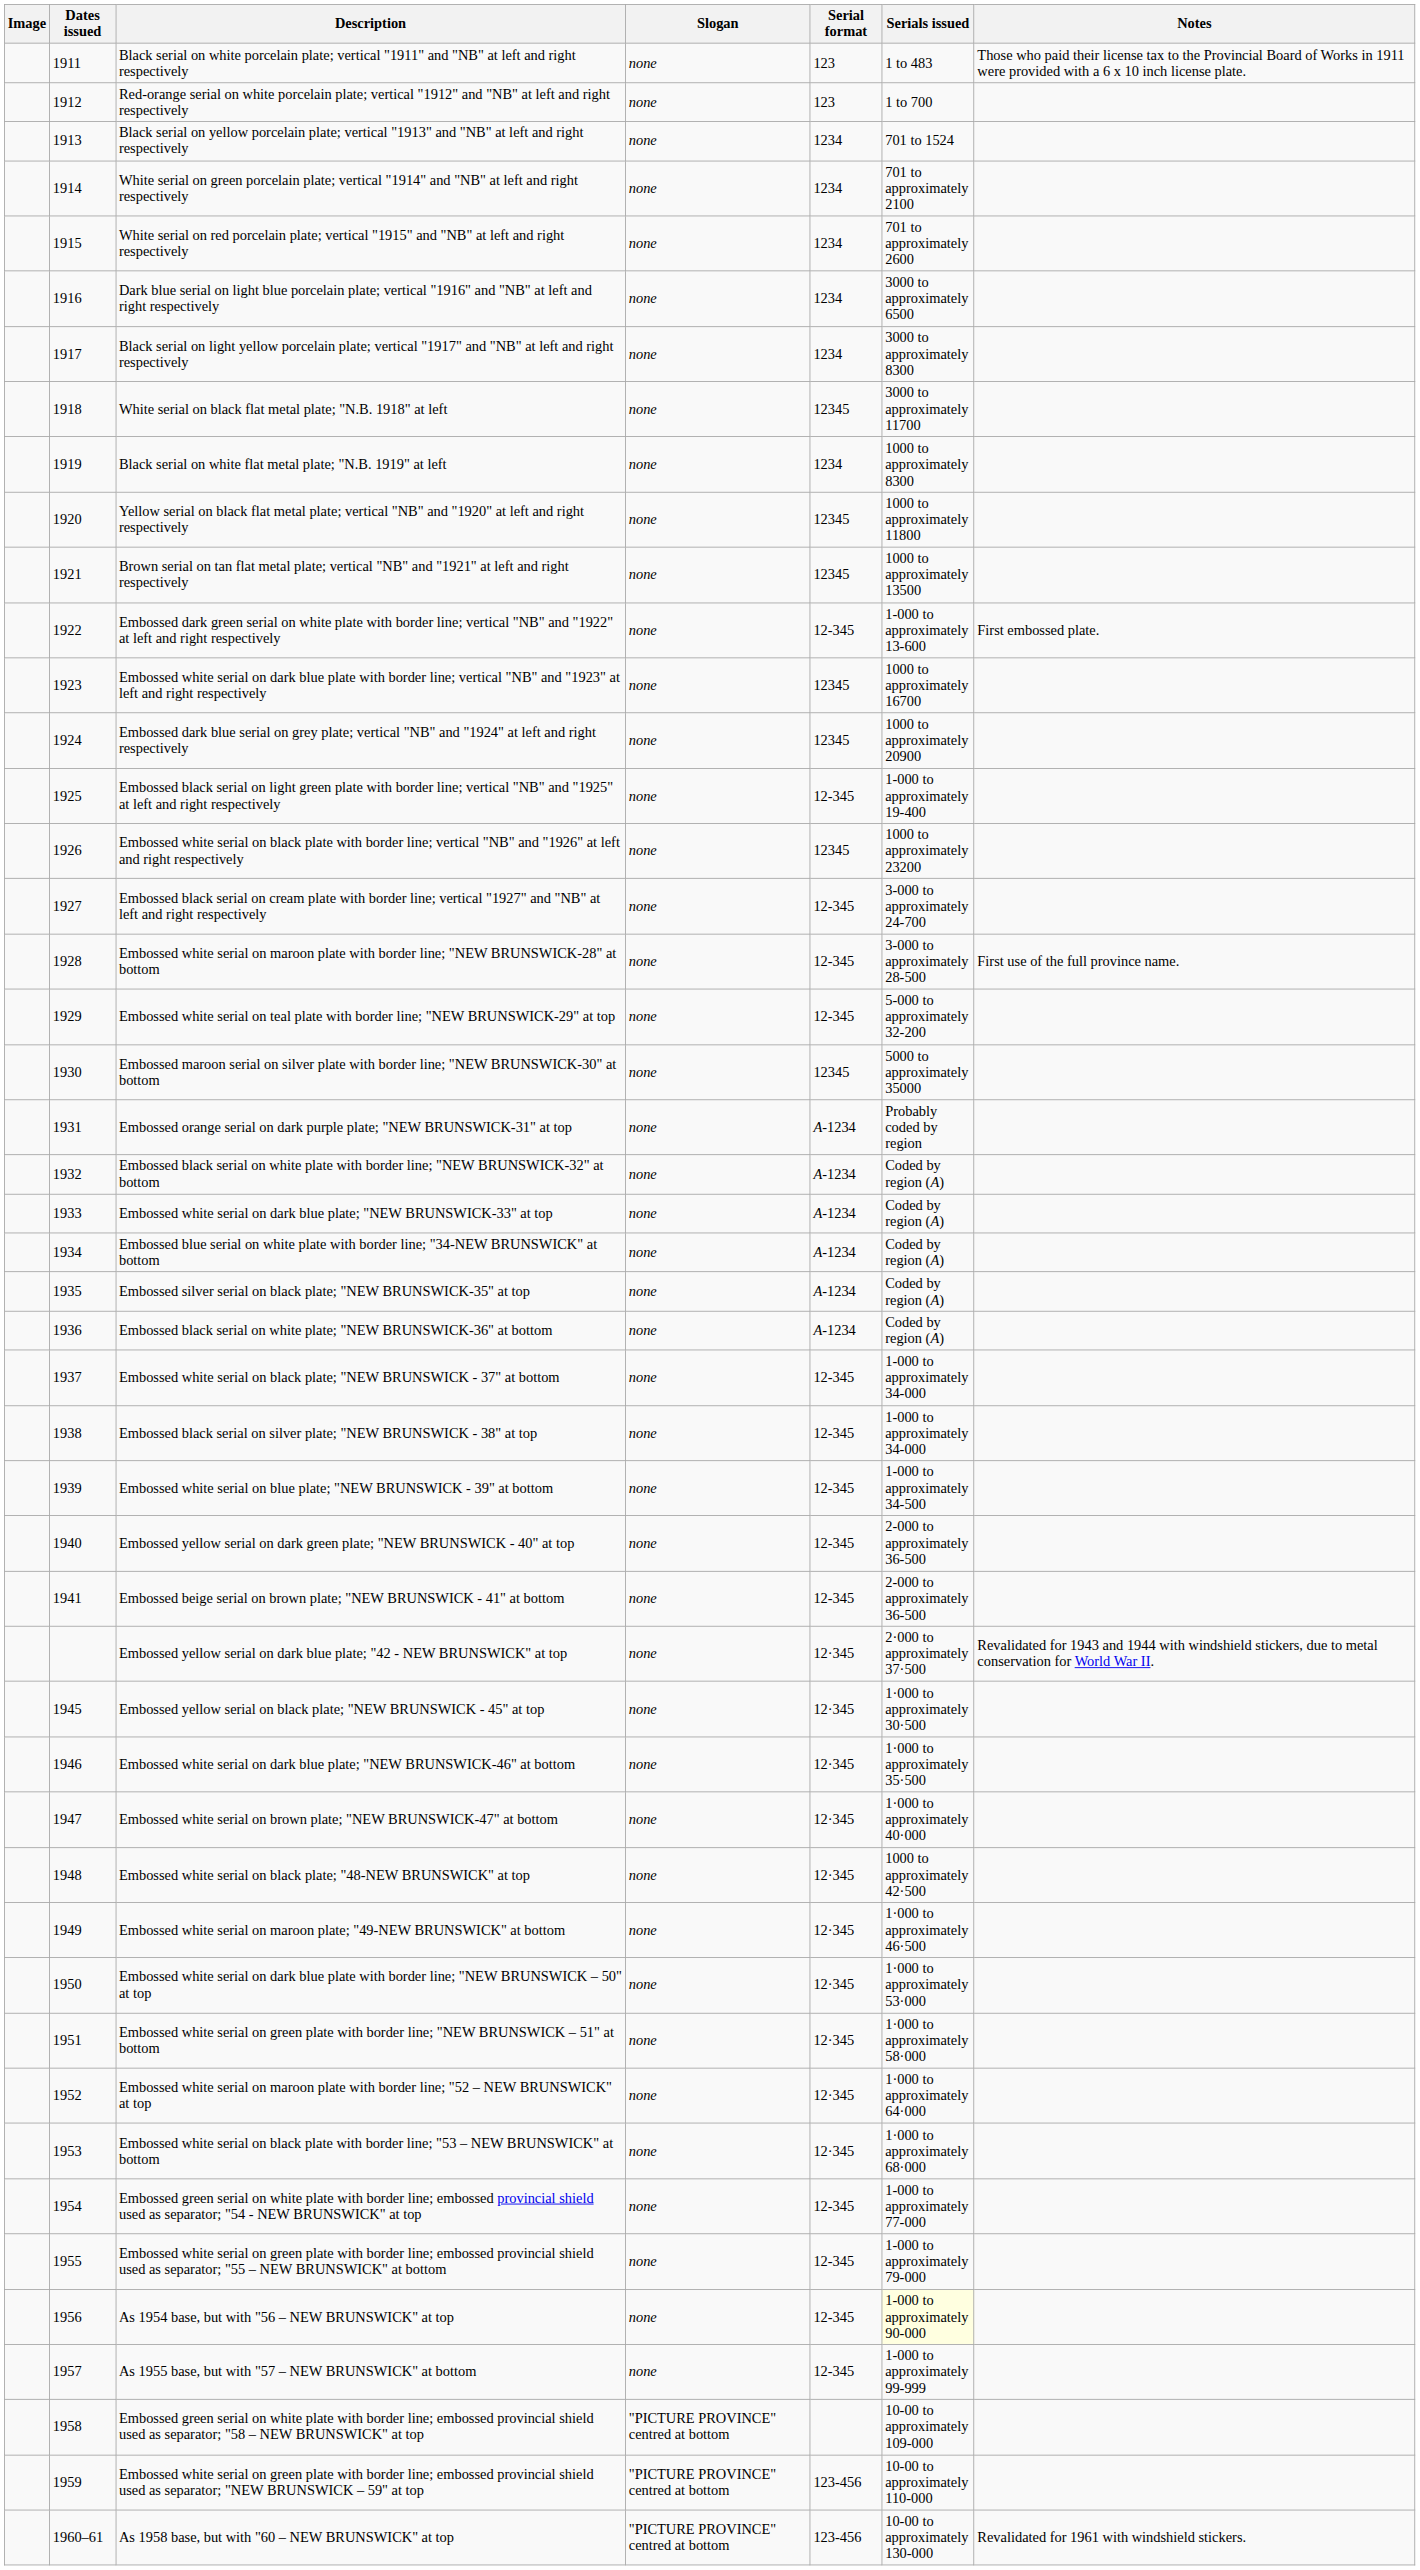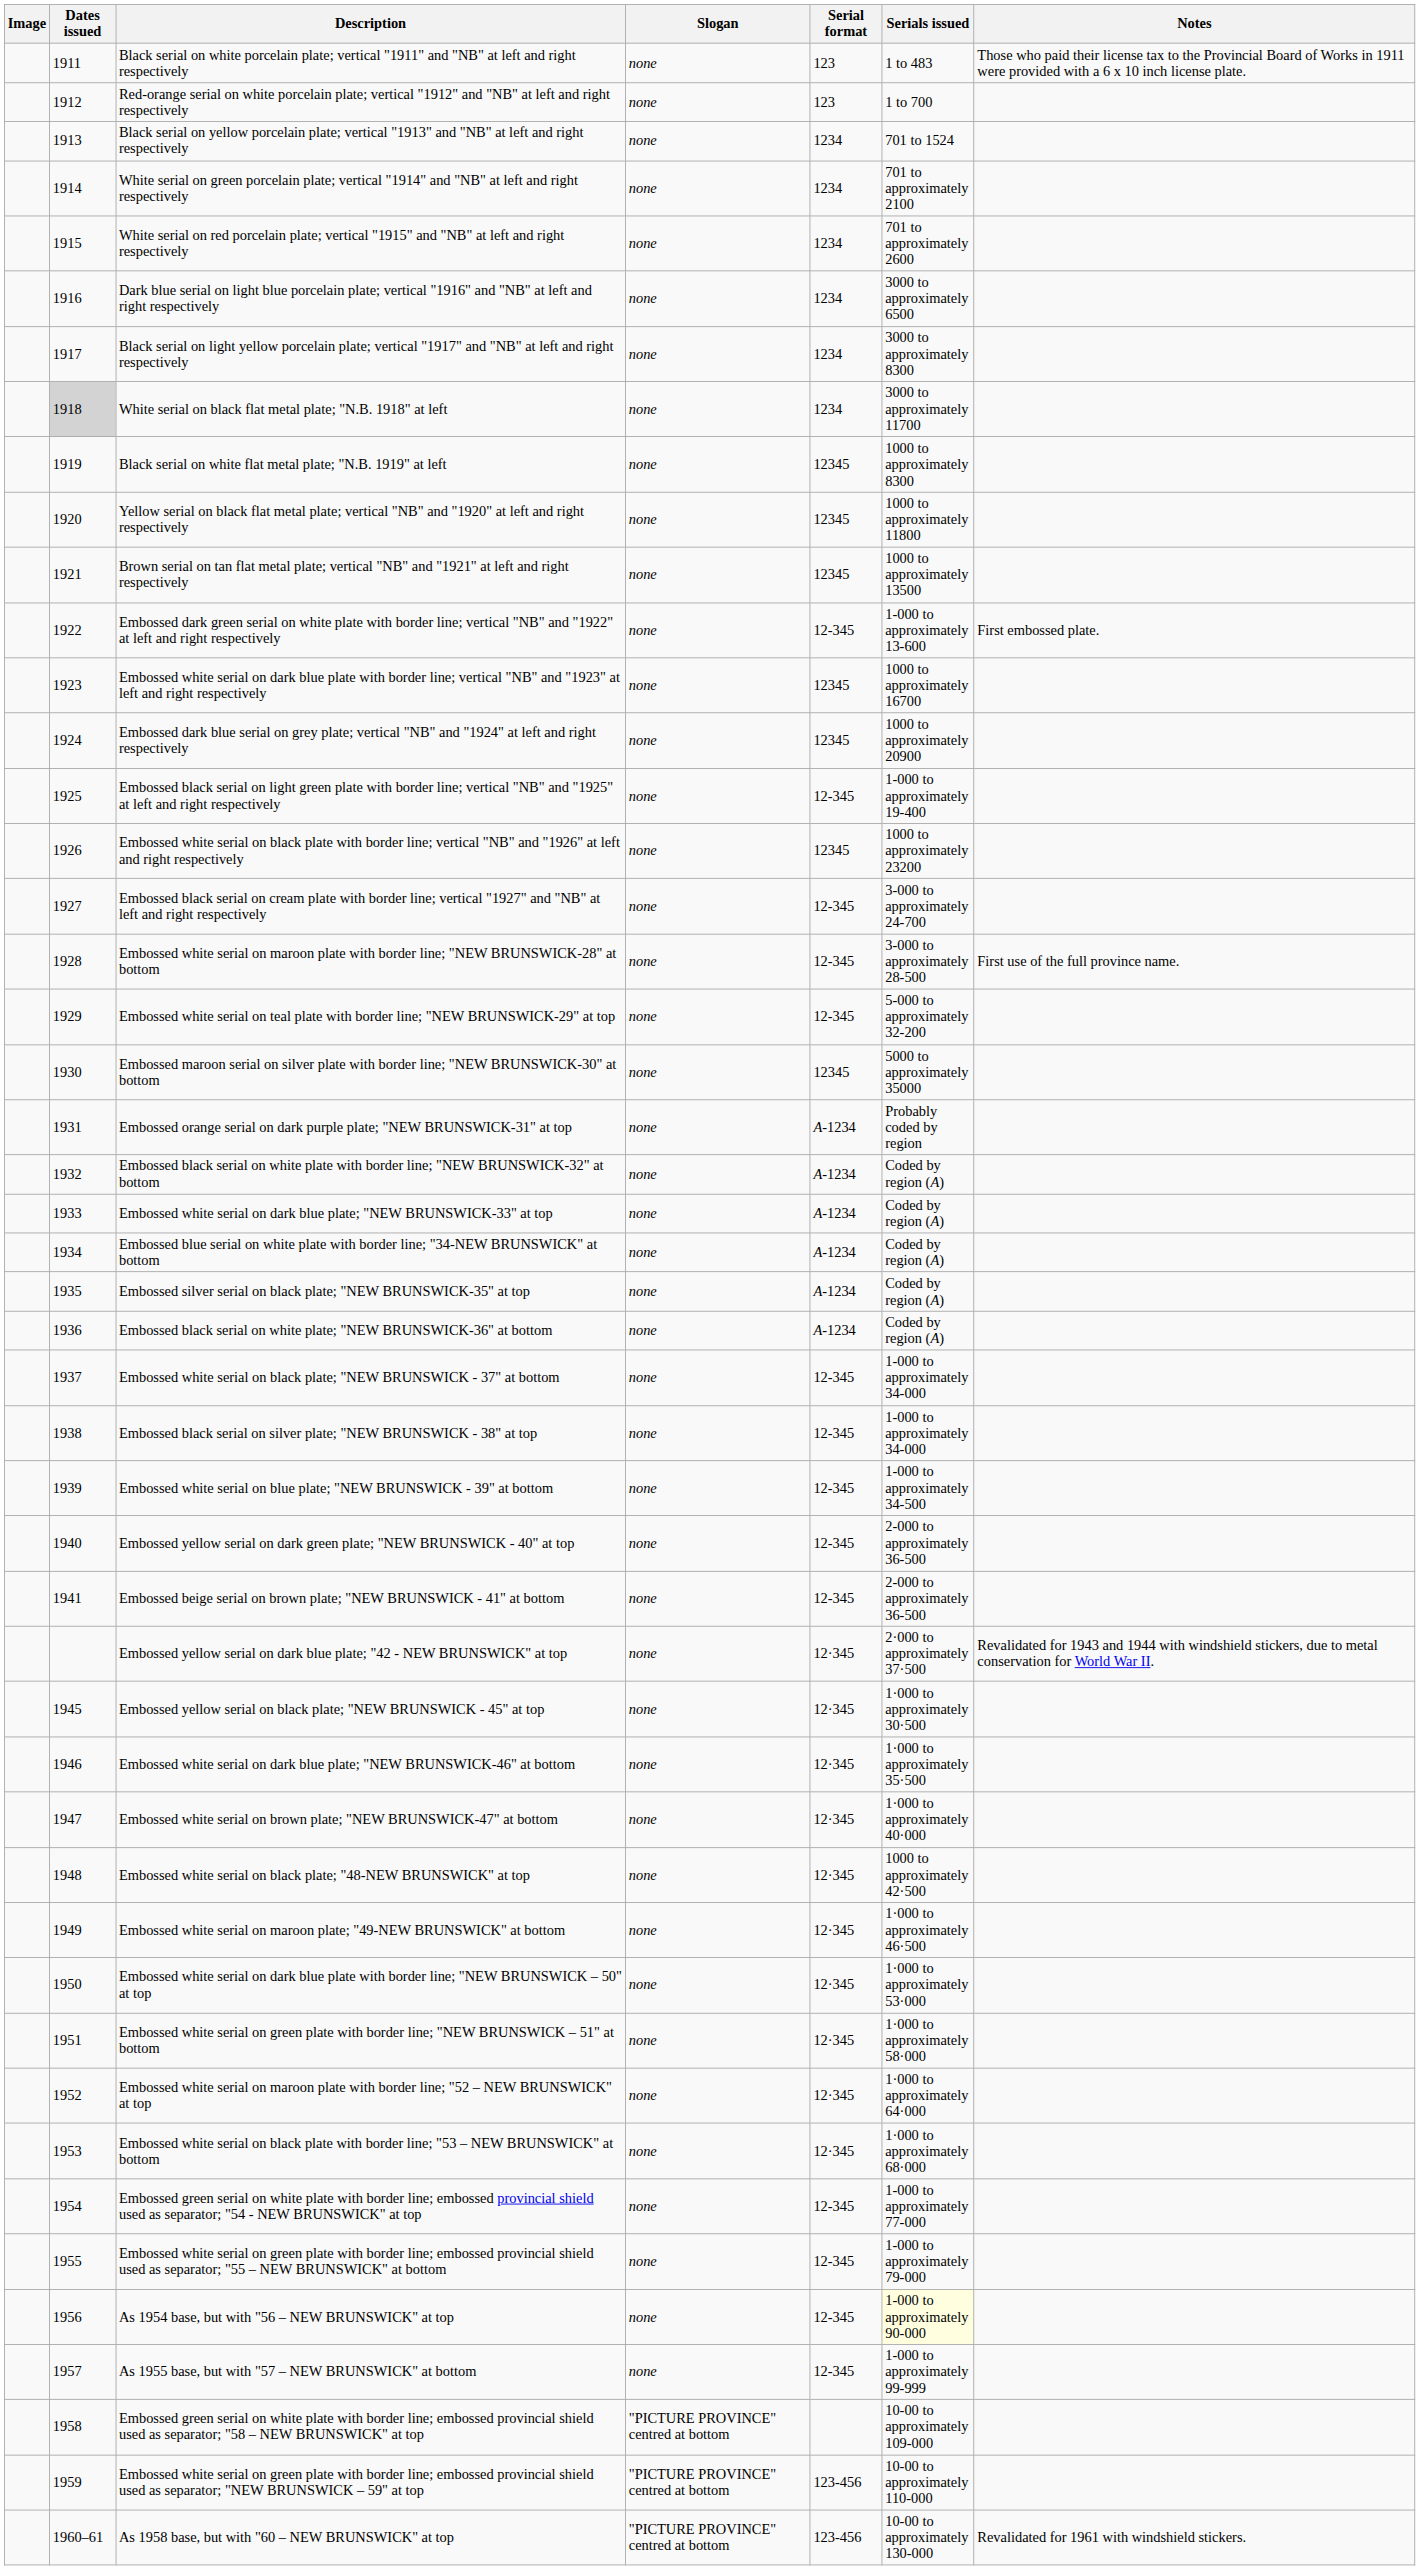(67, 409) no background -> (67, 409) lightgrey background
(831, 409) 12345 -> (828, 409) 1234
(828, 464) 1234 -> (831, 464) 12345
